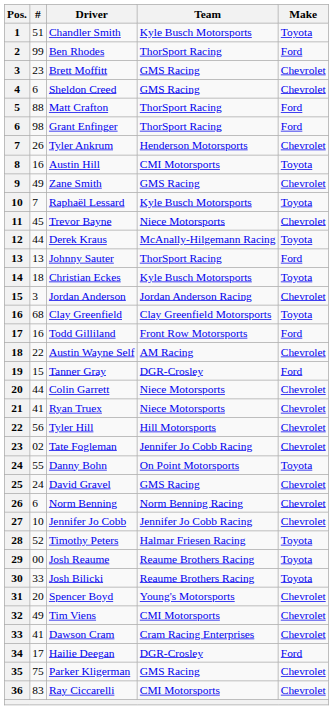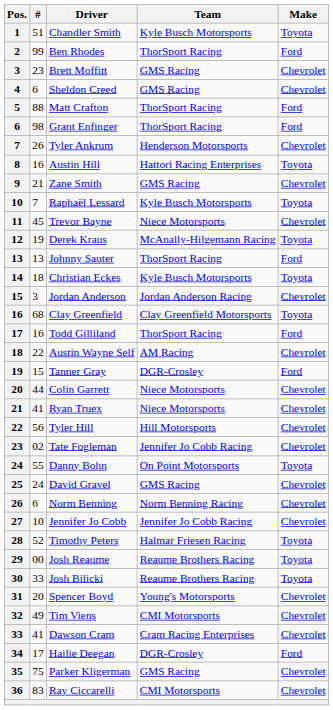(180, 164) CMI Motorsports -> (201, 164) Hattori Racing Enterprises
(38, 183) 49 -> (38, 183) 21
(38, 239) 44 -> (38, 239) 19
(194, 333) Front Row Motorsports -> (181, 333) ThorSport Racing
